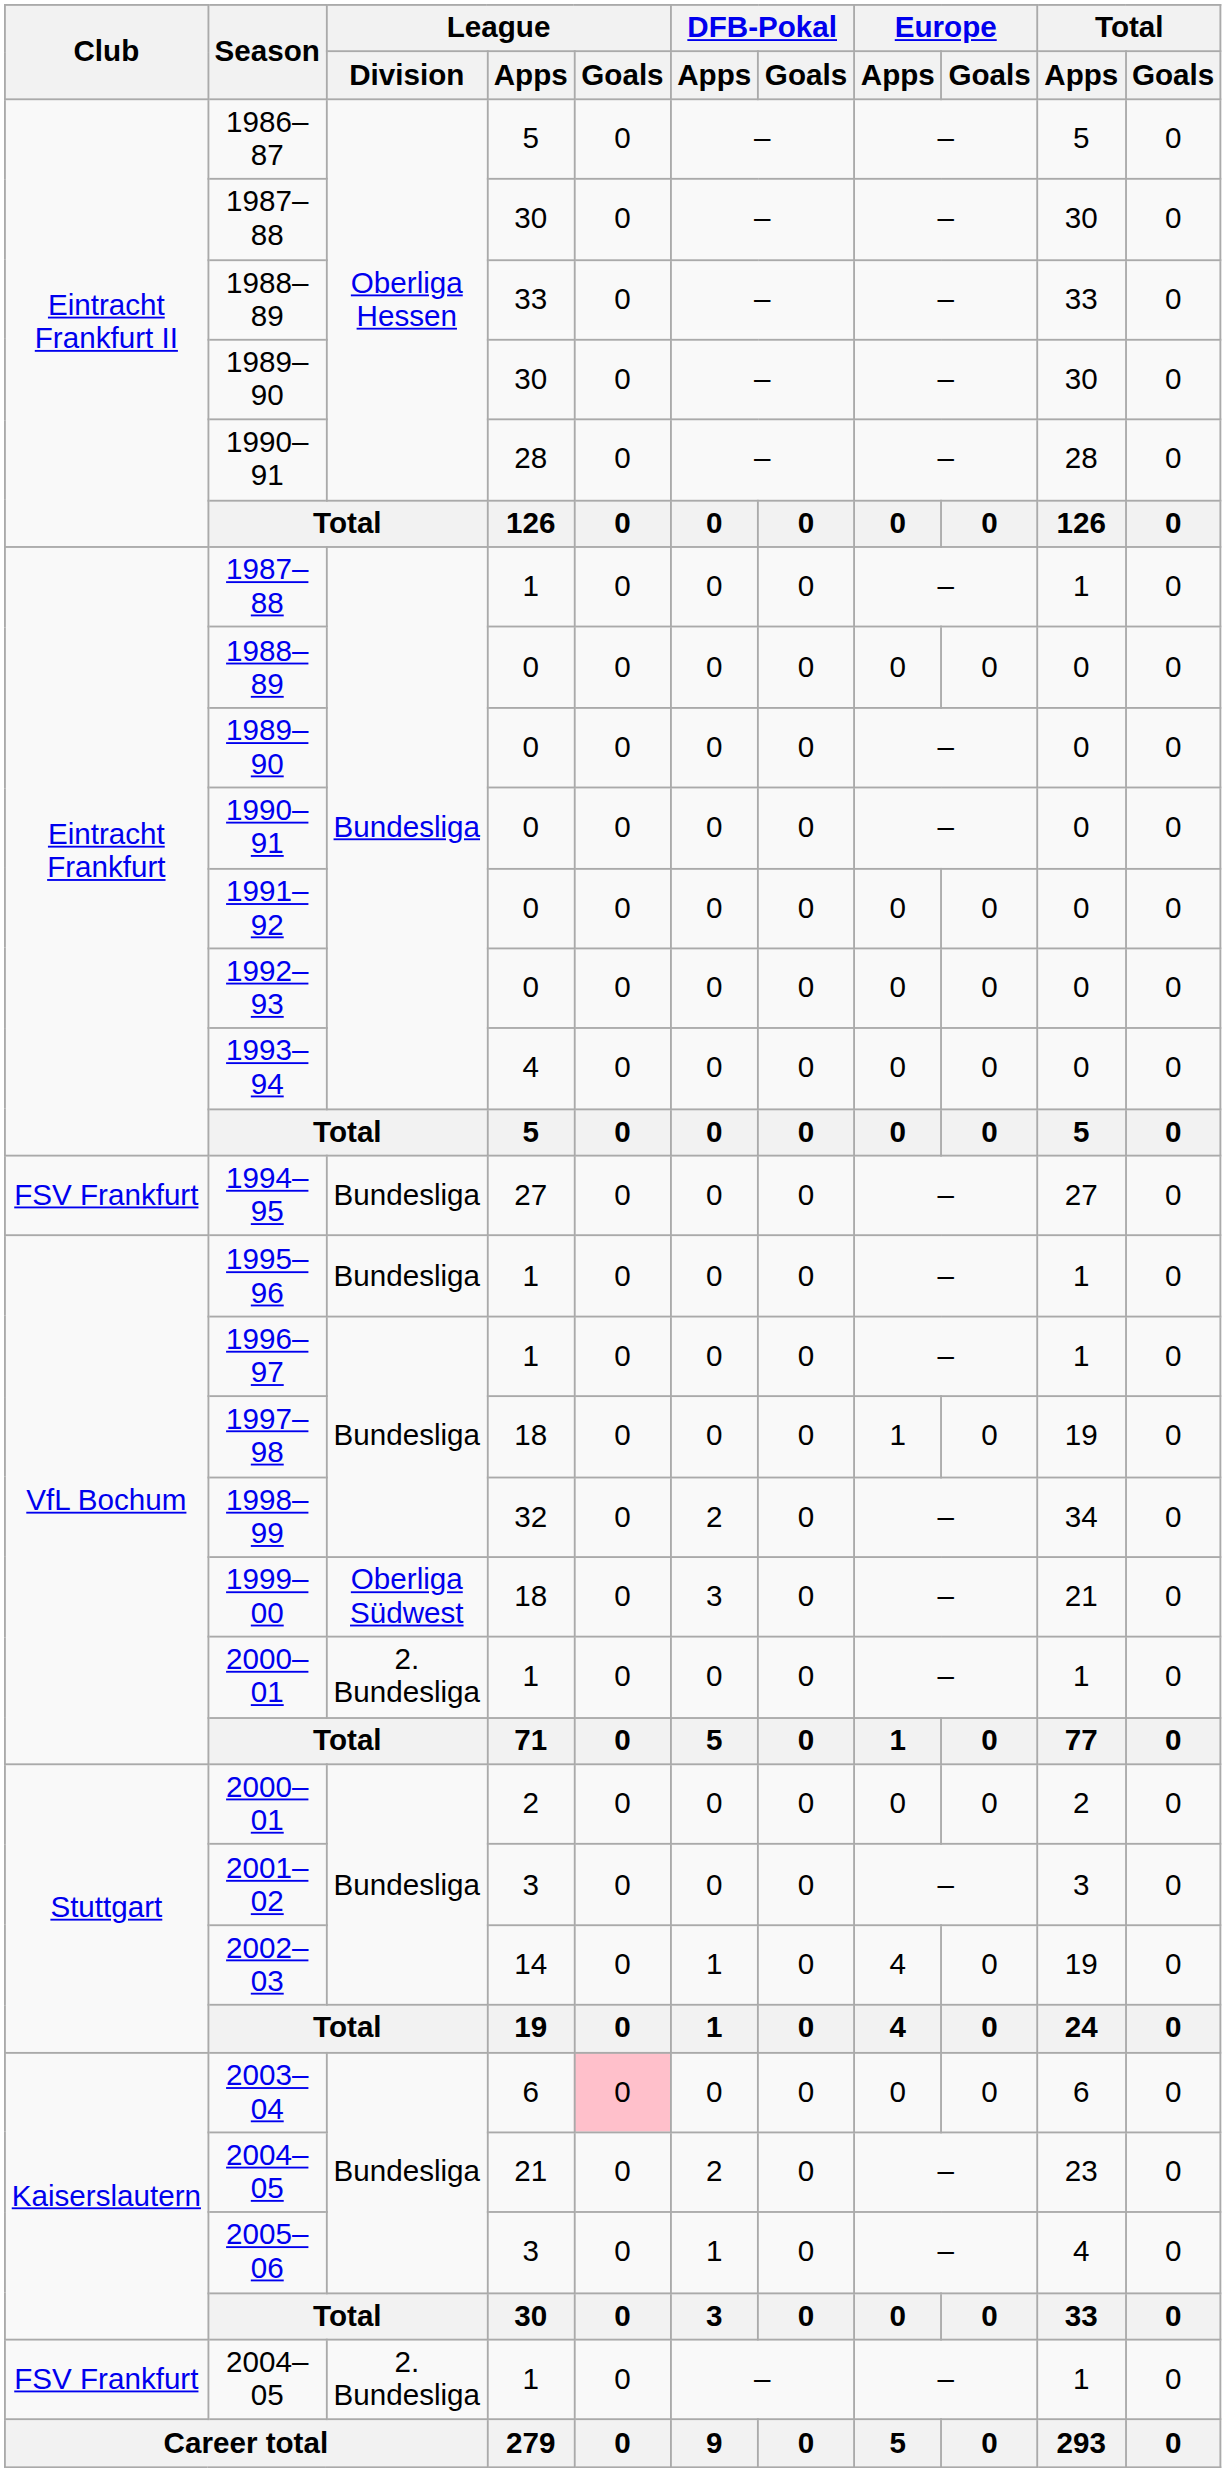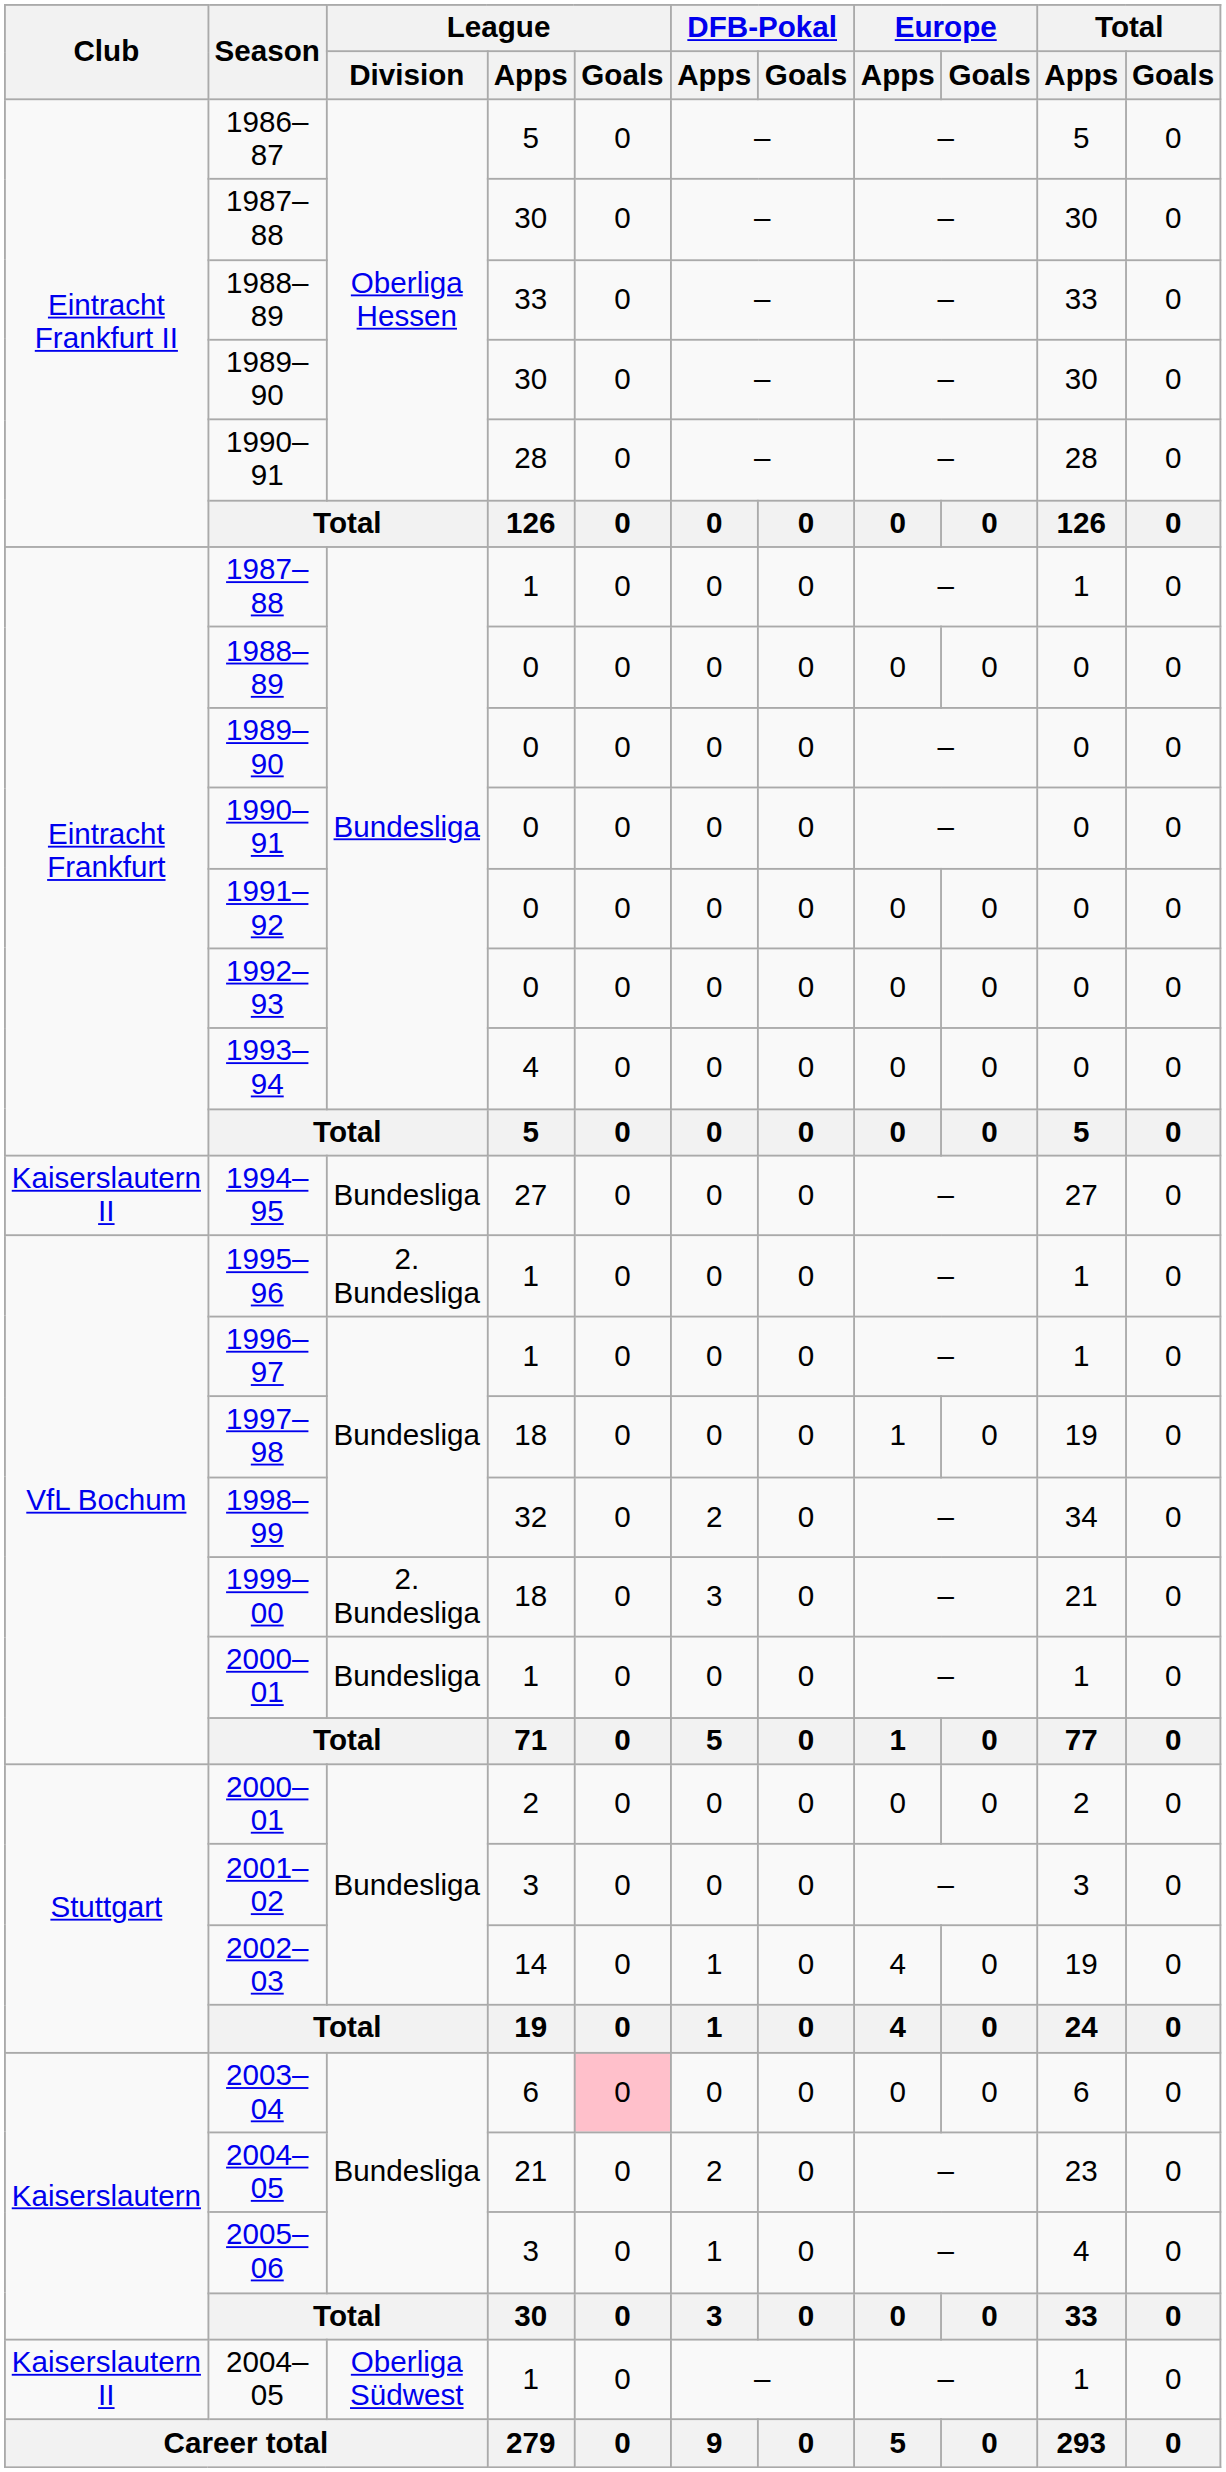(106, 1195) FSV Frankfurt -> (106, 1195) Kaiserslautern II
(407, 1275) Bundesliga -> (407, 1275) 2. Bundesliga
(407, 1596) Oberliga Südwest -> (407, 1596) 2. Bundesliga
(407, 1676) 2. Bundesliga -> (407, 1676) Bundesliga
(106, 2379) FSV Frankfurt -> (106, 2379) Kaiserslautern II
(407, 2379) 2. Bundesliga -> (407, 2379) Oberliga Südwest
